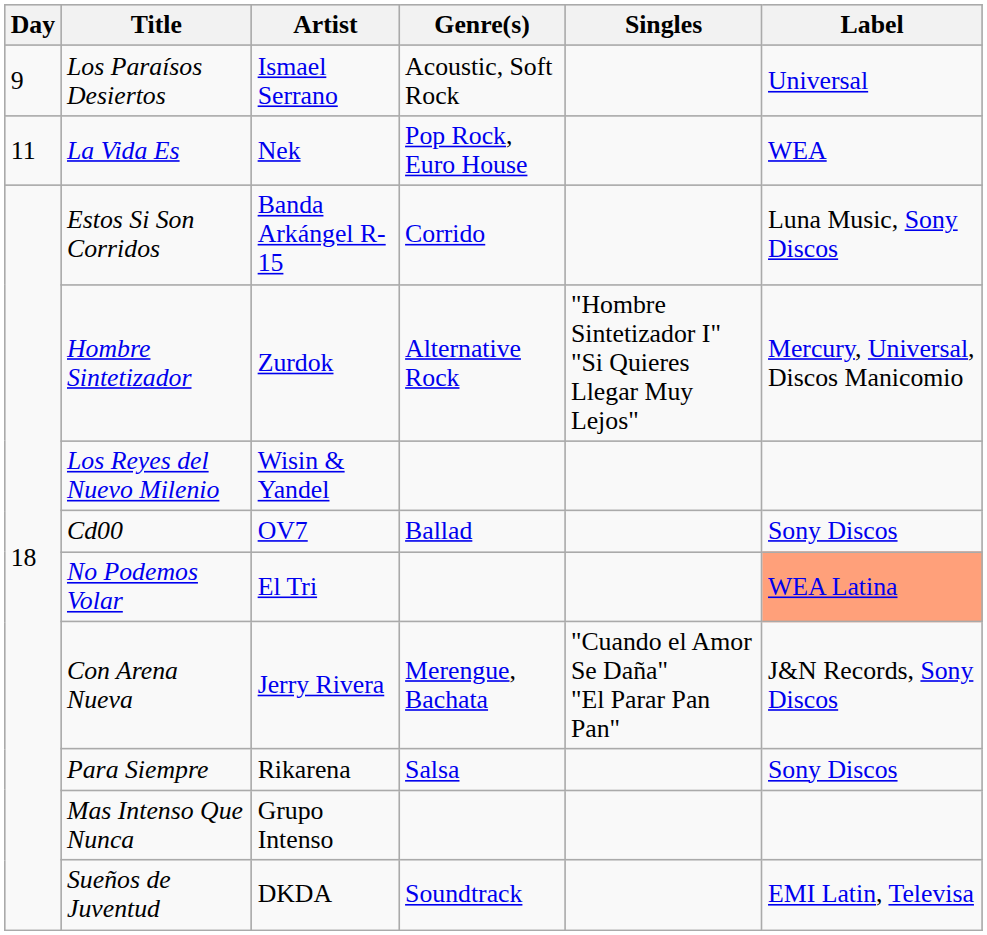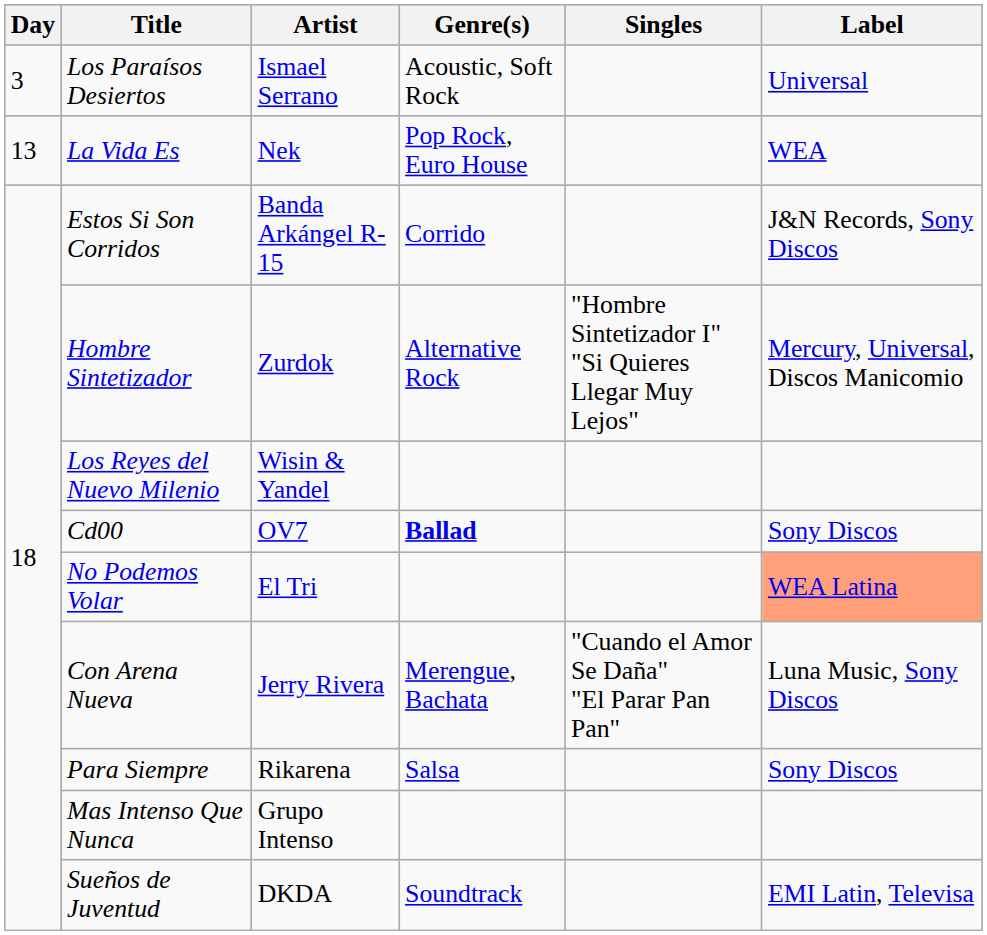(17, 80) 9 -> (17, 80) 3
(23, 150) 11 -> (24, 150) 13
(863, 234) Luna Music, Sony Discos -> (871, 234) J&N Records, Sony Discos
(439, 530) normal -> (441, 530) bold
(871, 685) J&N Records, Sony Discos -> (863, 685) Luna Music, Sony Discos
